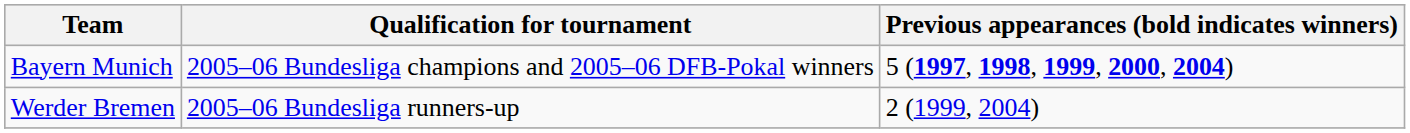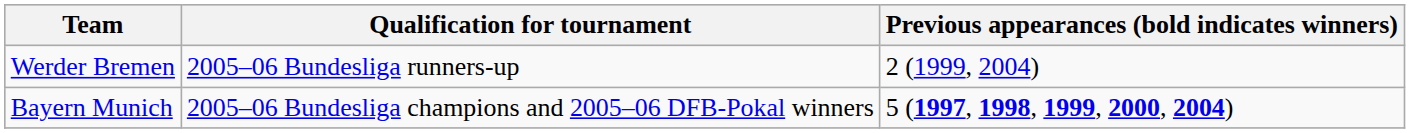rows swapped: (93, 107) <-> (92, 66)
